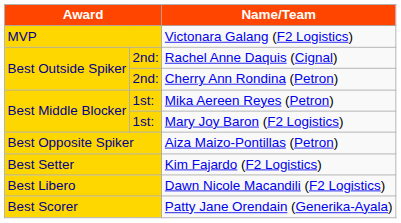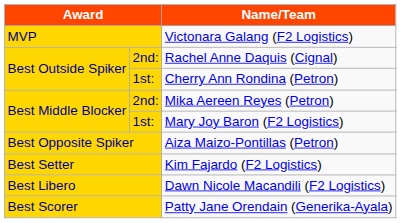(146, 79) 2nd: -> (143, 79) 1st:
(143, 100) 1st: -> (146, 100) 2nd:
